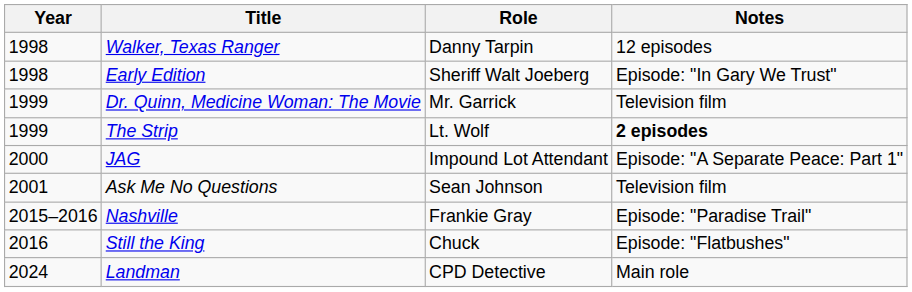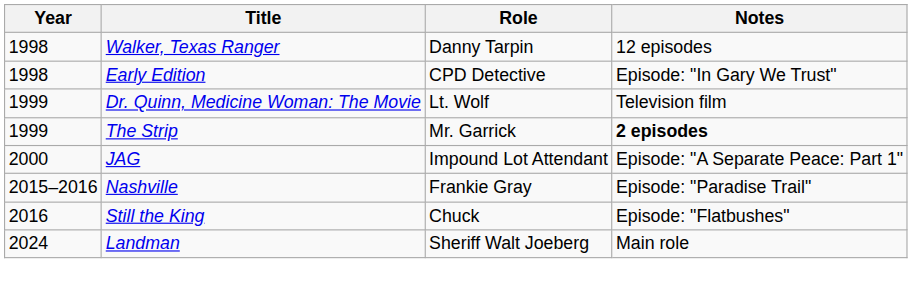(509, 74) Sheriff Walt Joeberg -> (487, 74) CPD Detective
(473, 103) Mr. Garrick -> (459, 103) Lt. Wolf
(459, 131) Lt. Wolf -> (473, 131) Mr. Garrick
- row: (192, 187)
(487, 272) CPD Detective -> (509, 243) Sheriff Walt Joeberg
